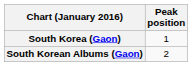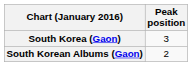(166, 38) 1 -> (166, 38) 3
